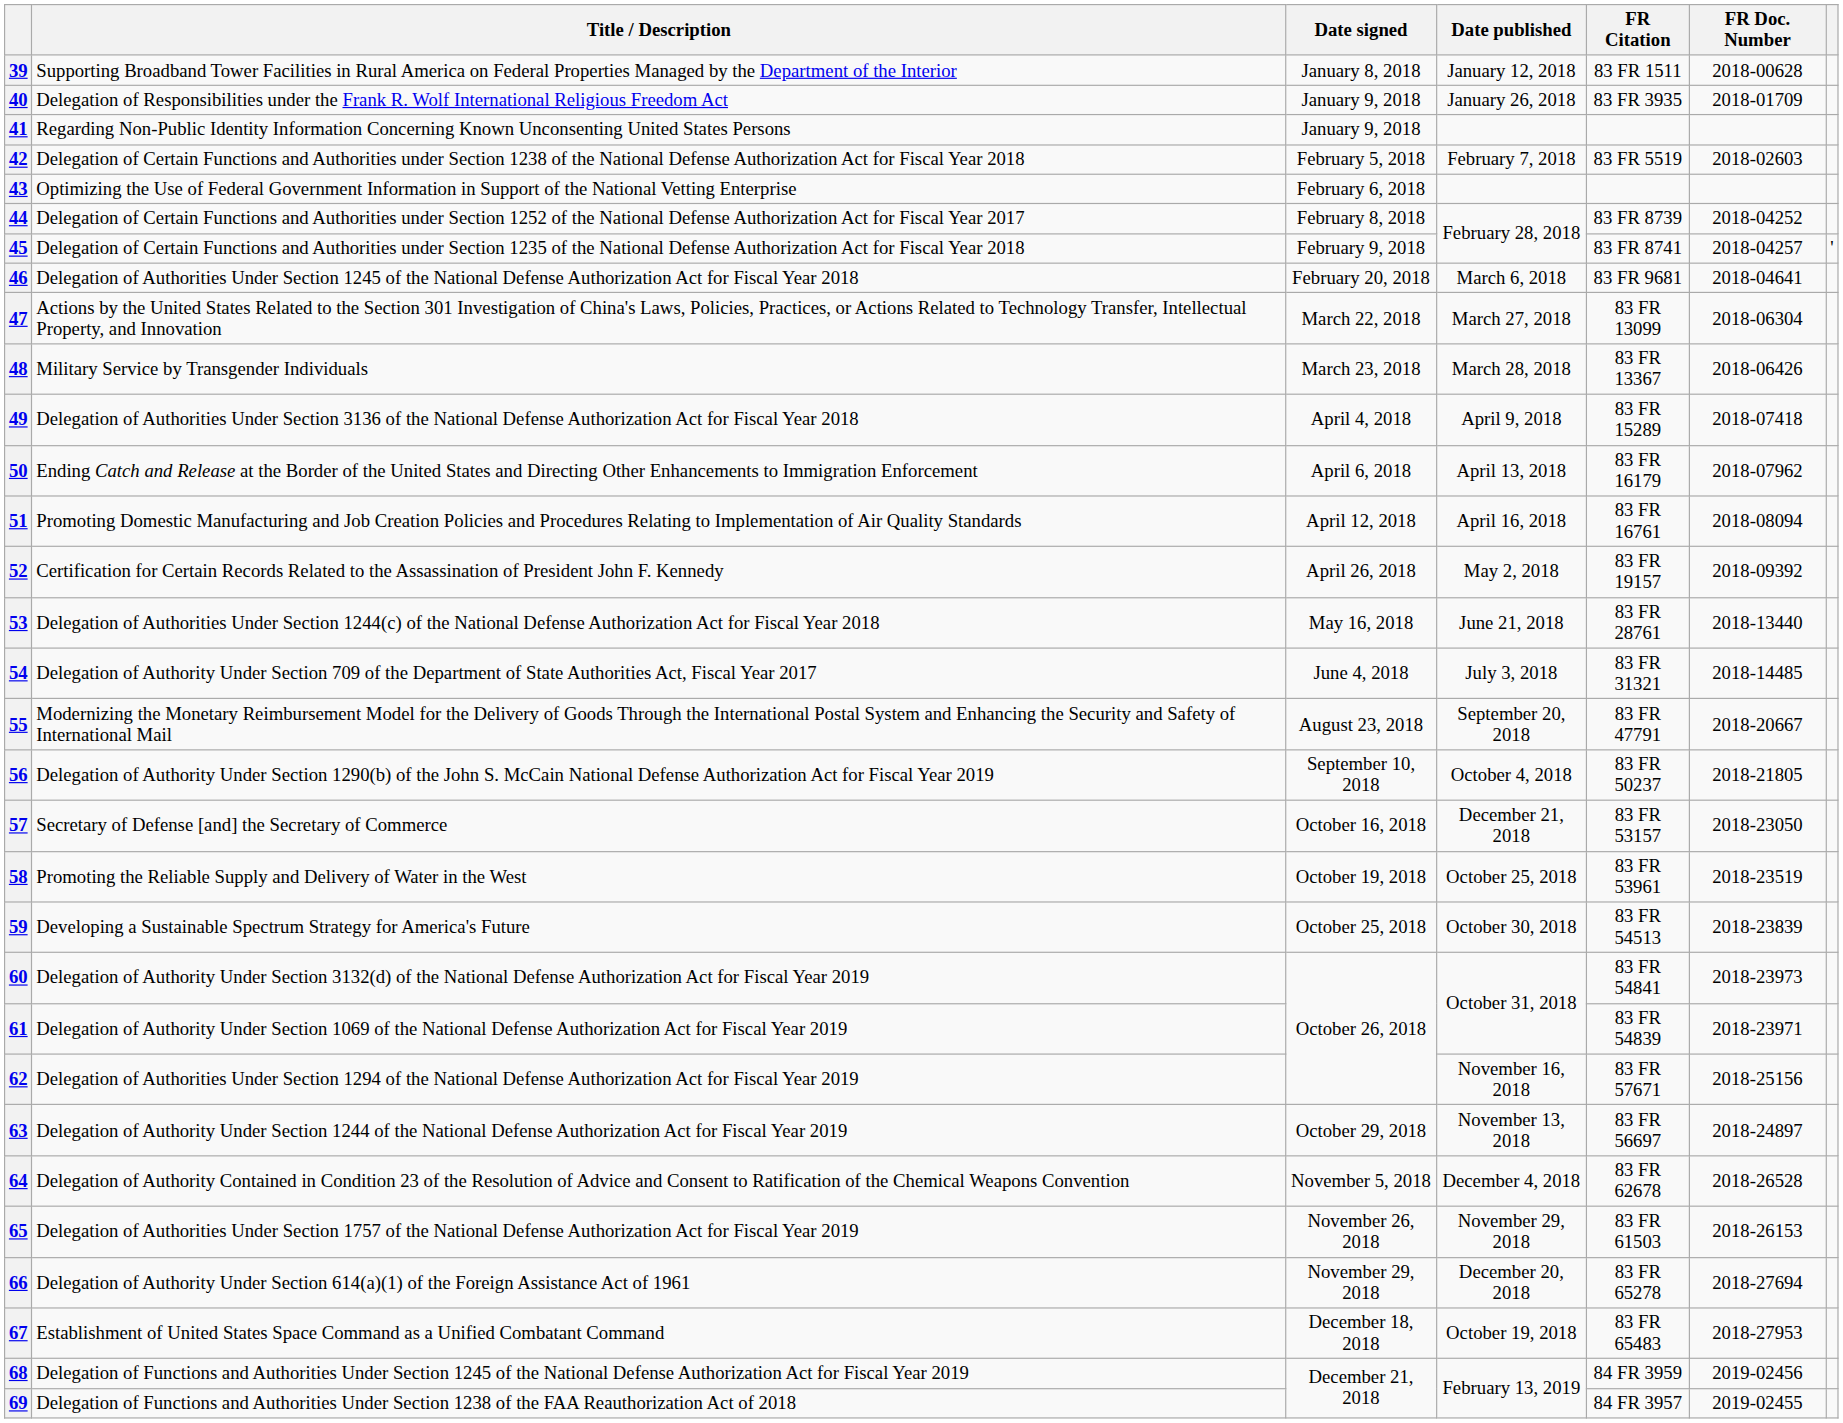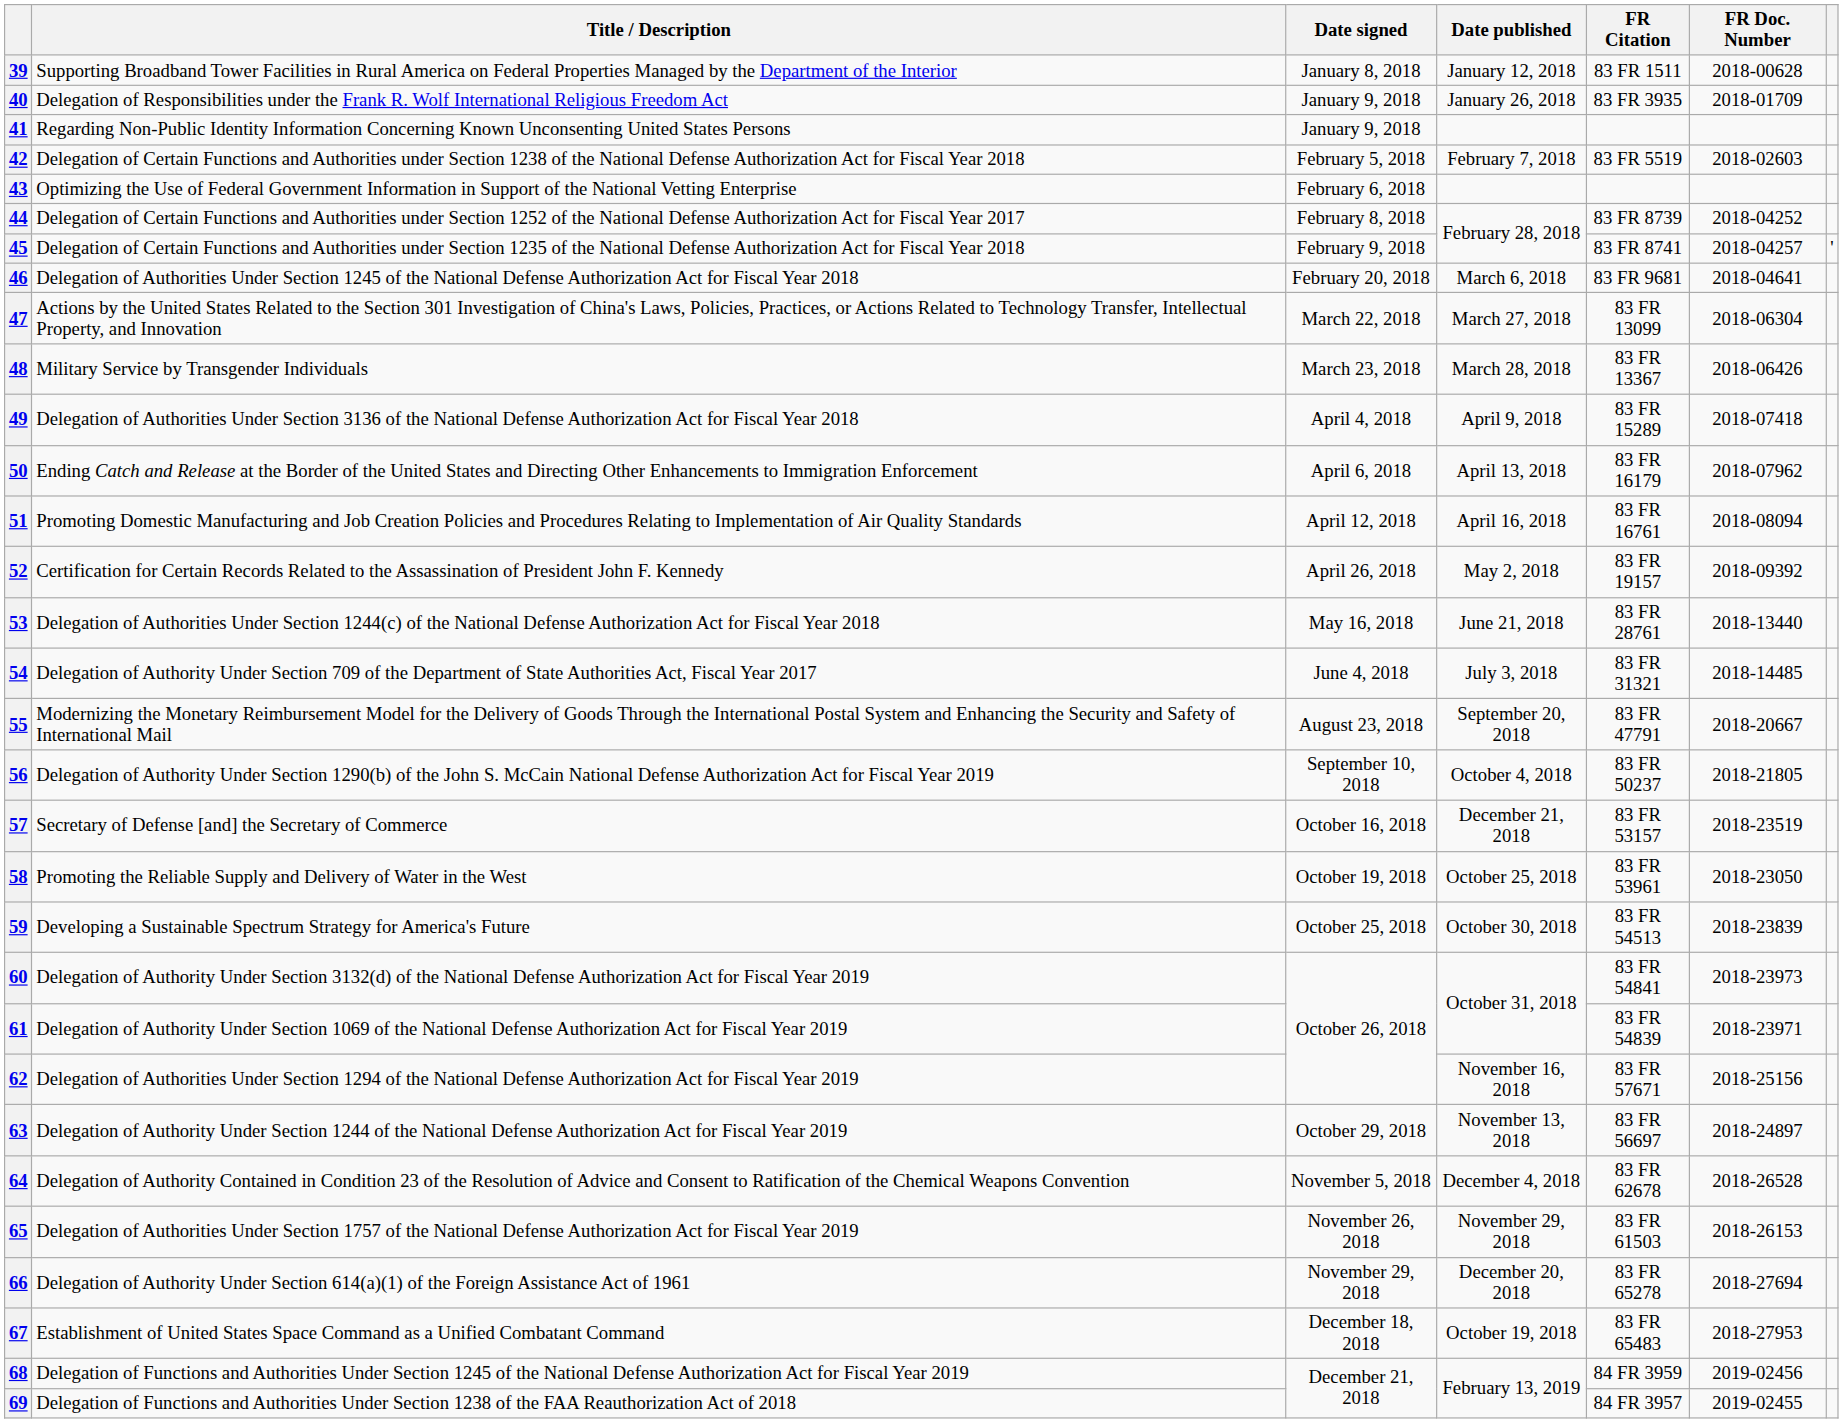(1757, 825) 2018-23050 -> (1757, 825) 2018-23519
(1757, 876) 2018-23519 -> (1757, 876) 2018-23050
